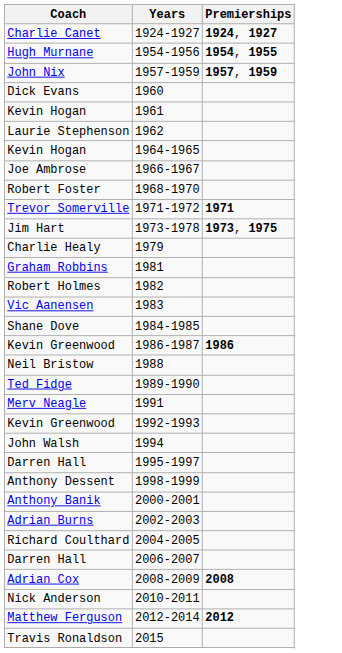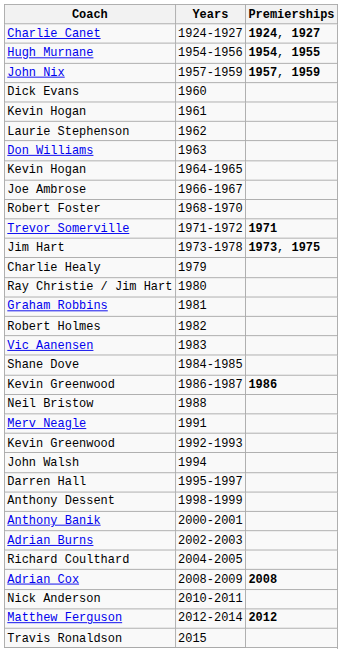+ row: (50, 151)
+ row: (90, 287)
- row: (40, 385)
- row: (47, 560)
